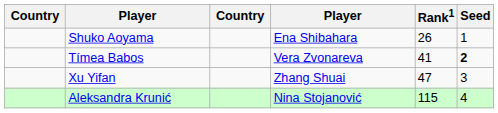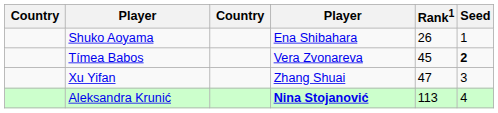(425, 58) 41 -> (425, 58) 45
(318, 98) normal -> (321, 98) bold
(428, 98) 115 -> (428, 98) 113
